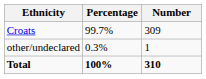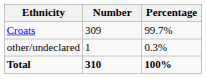columns swapped: (172, 13) <-> (112, 13)
